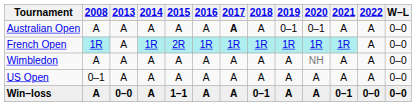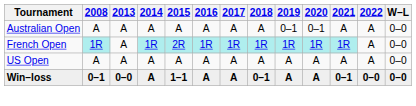(234, 28) bold -> (234, 28) normal
- row: (32, 61)
(96, 77) 0–1 -> (96, 61) A
(96, 93) A -> (96, 77) 0–1
